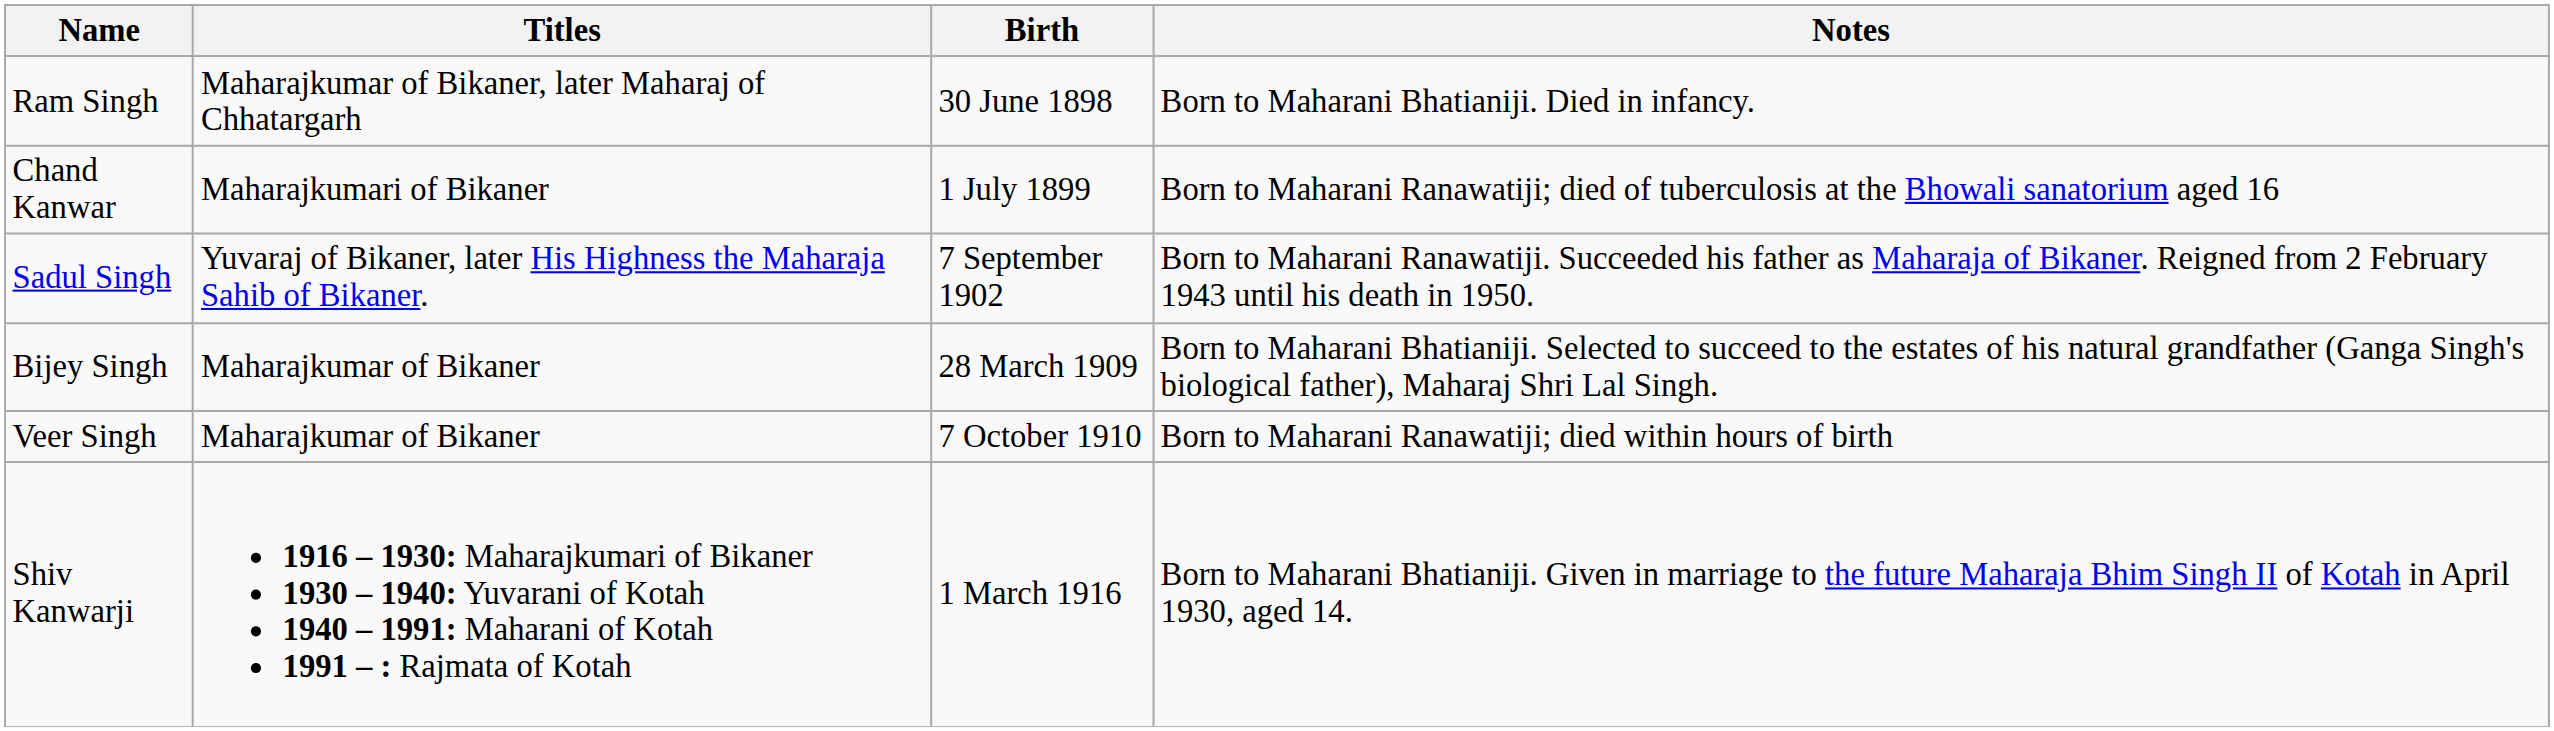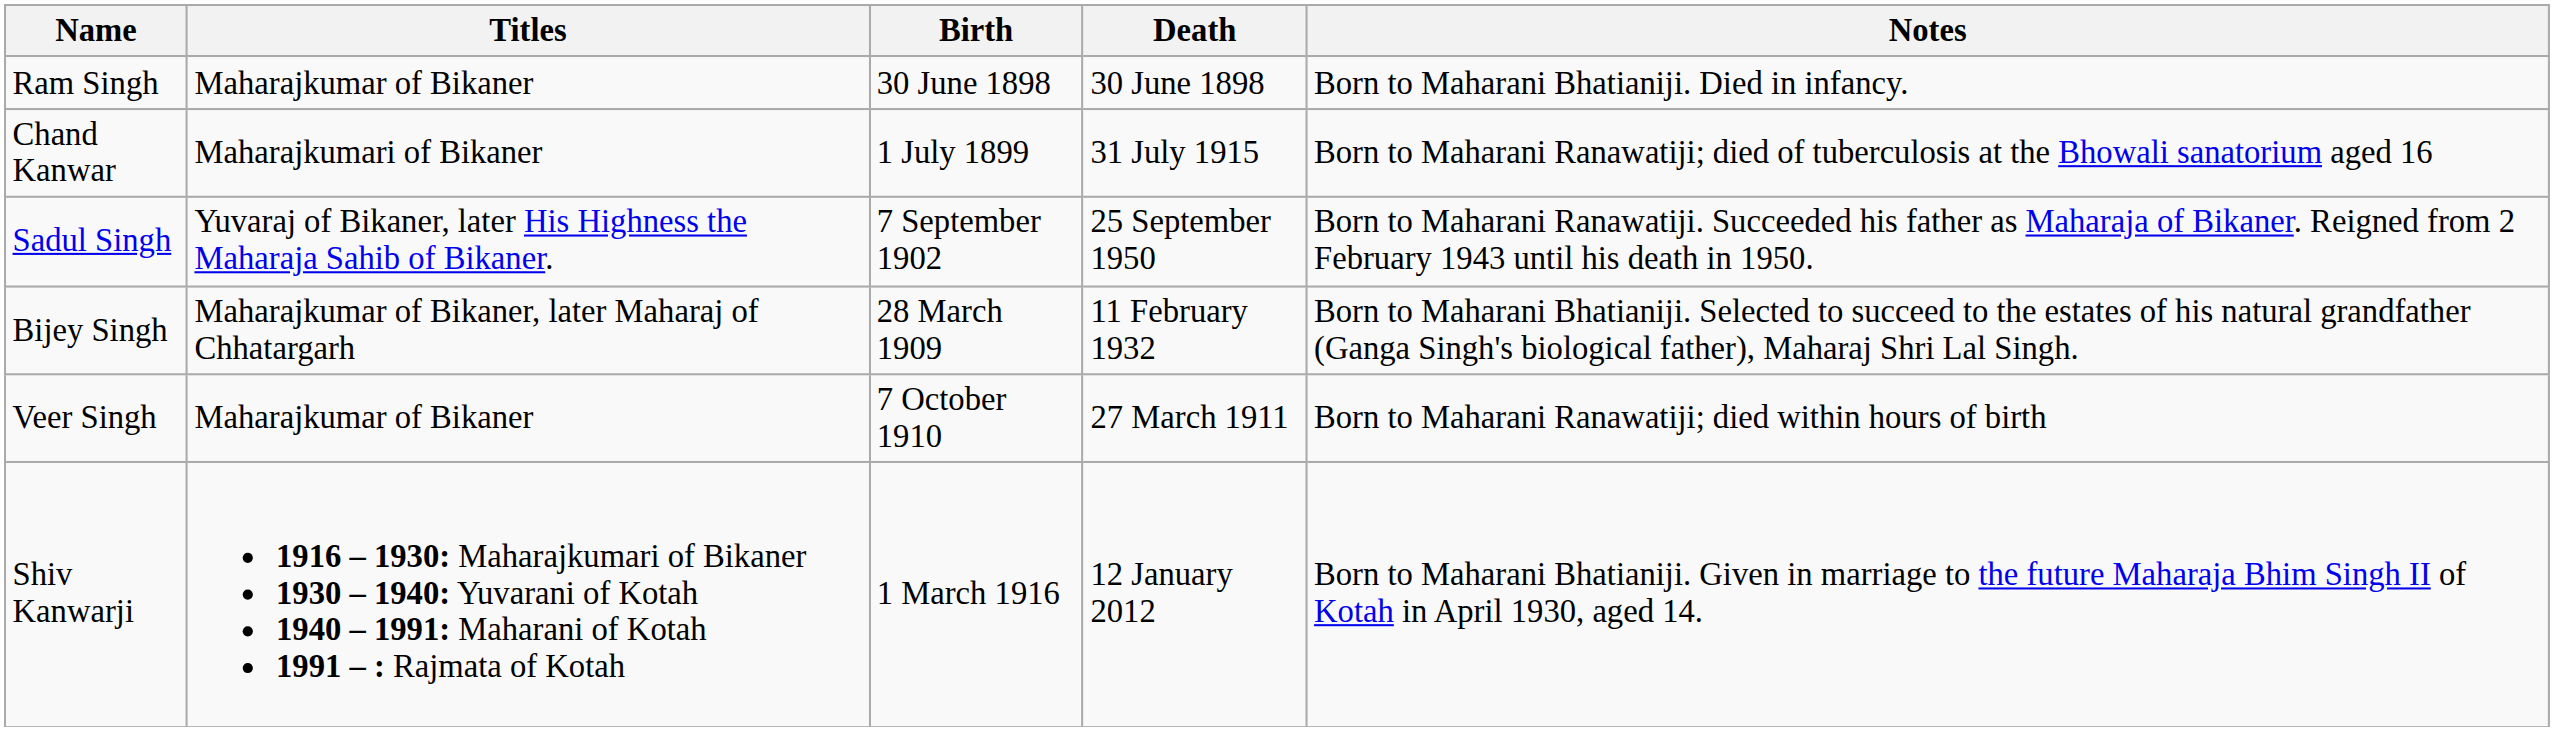+ column: (1195, 30)
(483, 100) Maharajkumar of Bikaner, later Maharaj of Chhatargarh -> (364, 82) Maharajkumar of Bikaner
(370, 365) Maharajkumar of Bikaner -> (477, 329) Maharajkumar of Bikaner, later Maharaj of Chhatargarh
